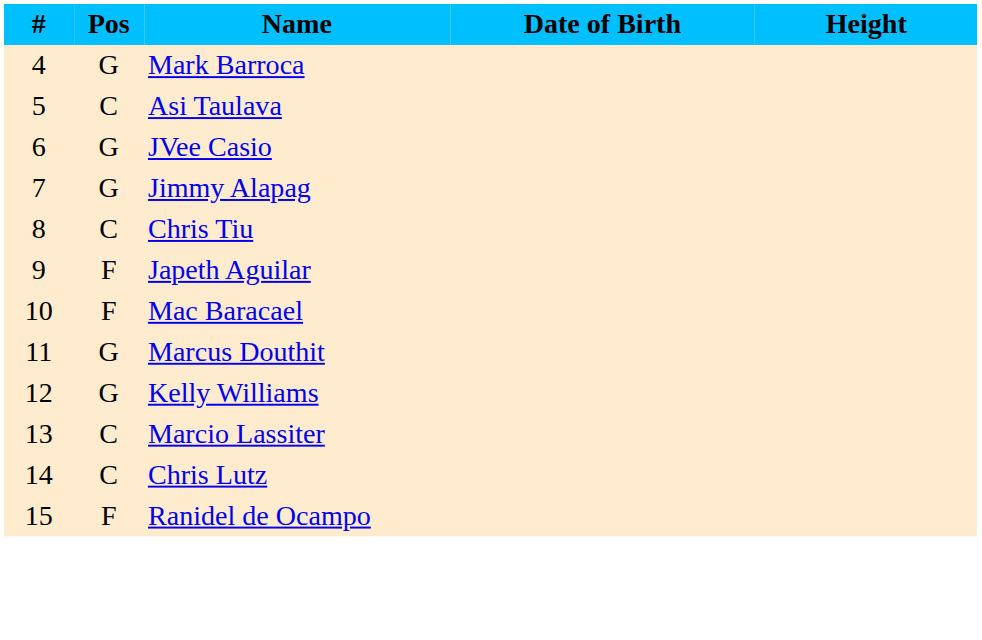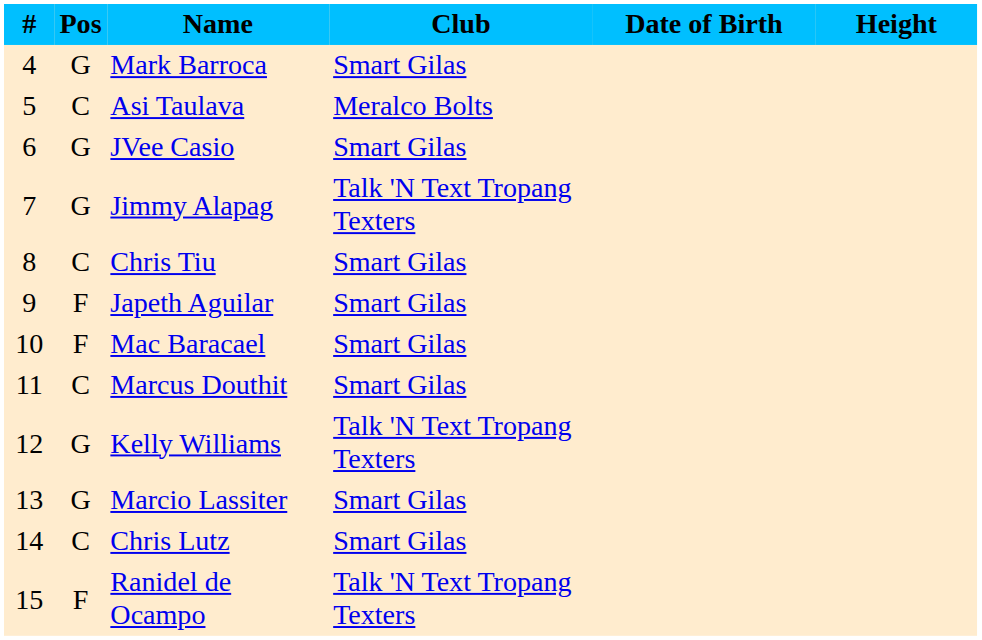+ column: (461, 24)
(109, 351) G -> (81, 384) C
(109, 433) C -> (81, 499) G
